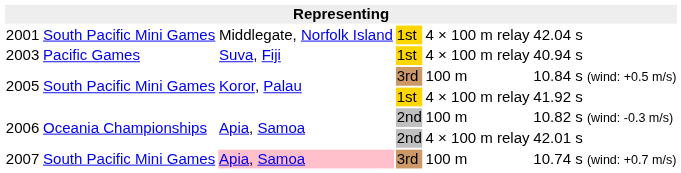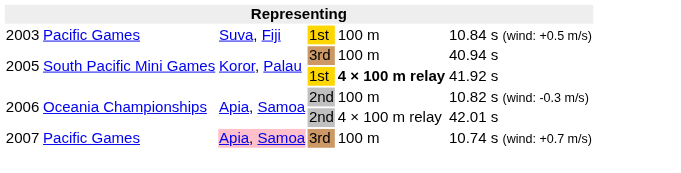- row: (23, 34)
(478, 55) 4 × 100 m relay -> (359, 34) 100 m
(558, 55) 40.94 s -> (520, 34) 10.84 s (wind: +0.5 m/s)
(605, 76) 10.84 s (wind: +0.5 m/s) -> (474, 55) 40.94 s
(478, 97) normal -> (391, 76) bold
(129, 159) South Pacific Mini Games -> (92, 138) Pacific Games
